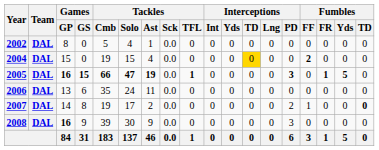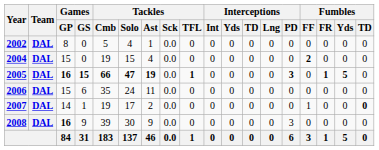(251, 59) gold background -> (251, 59) no background
(66, 91) 13 -> (66, 91) 15
(84, 106) 8 -> (84, 106) 1
(291, 106) 2 -> (291, 106) 0
